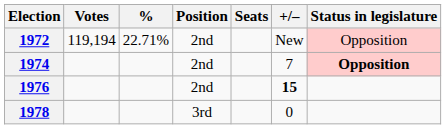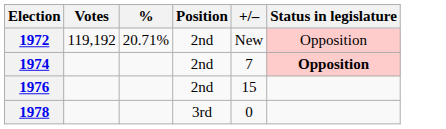- column: (252, 16)
(92, 40) 119,194 -> (92, 40) 119,192
(146, 40) 22.71% -> (146, 40) 20.71%
(289, 87) bold -> (249, 87) normal
